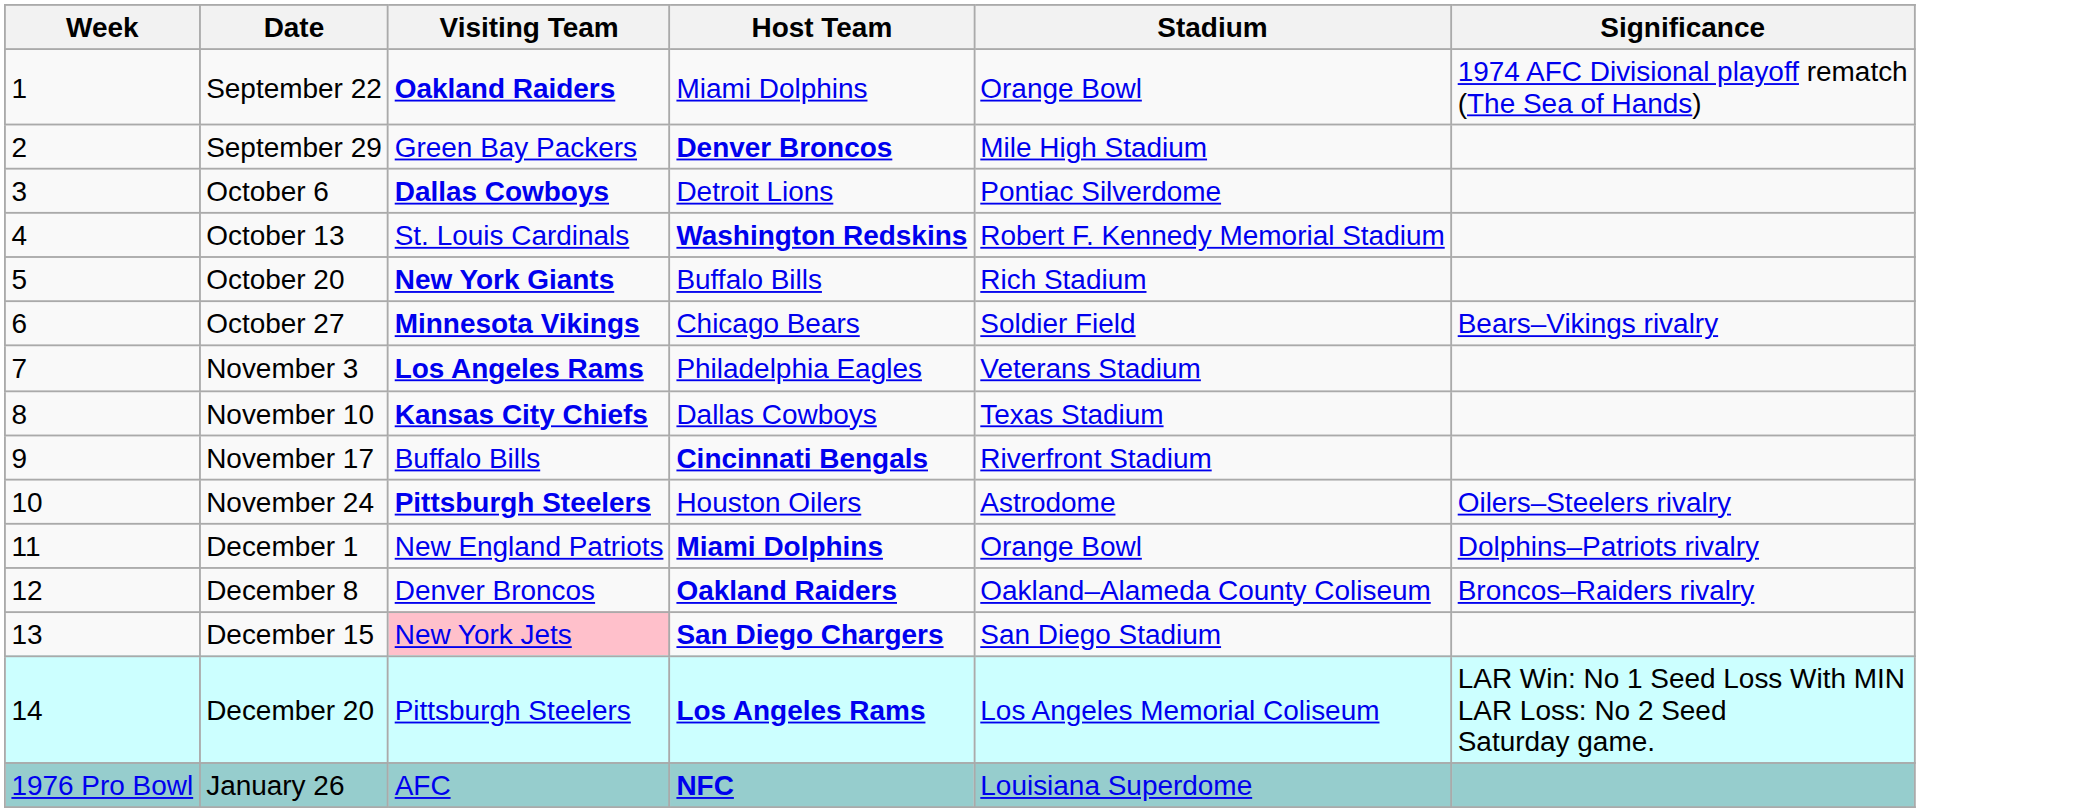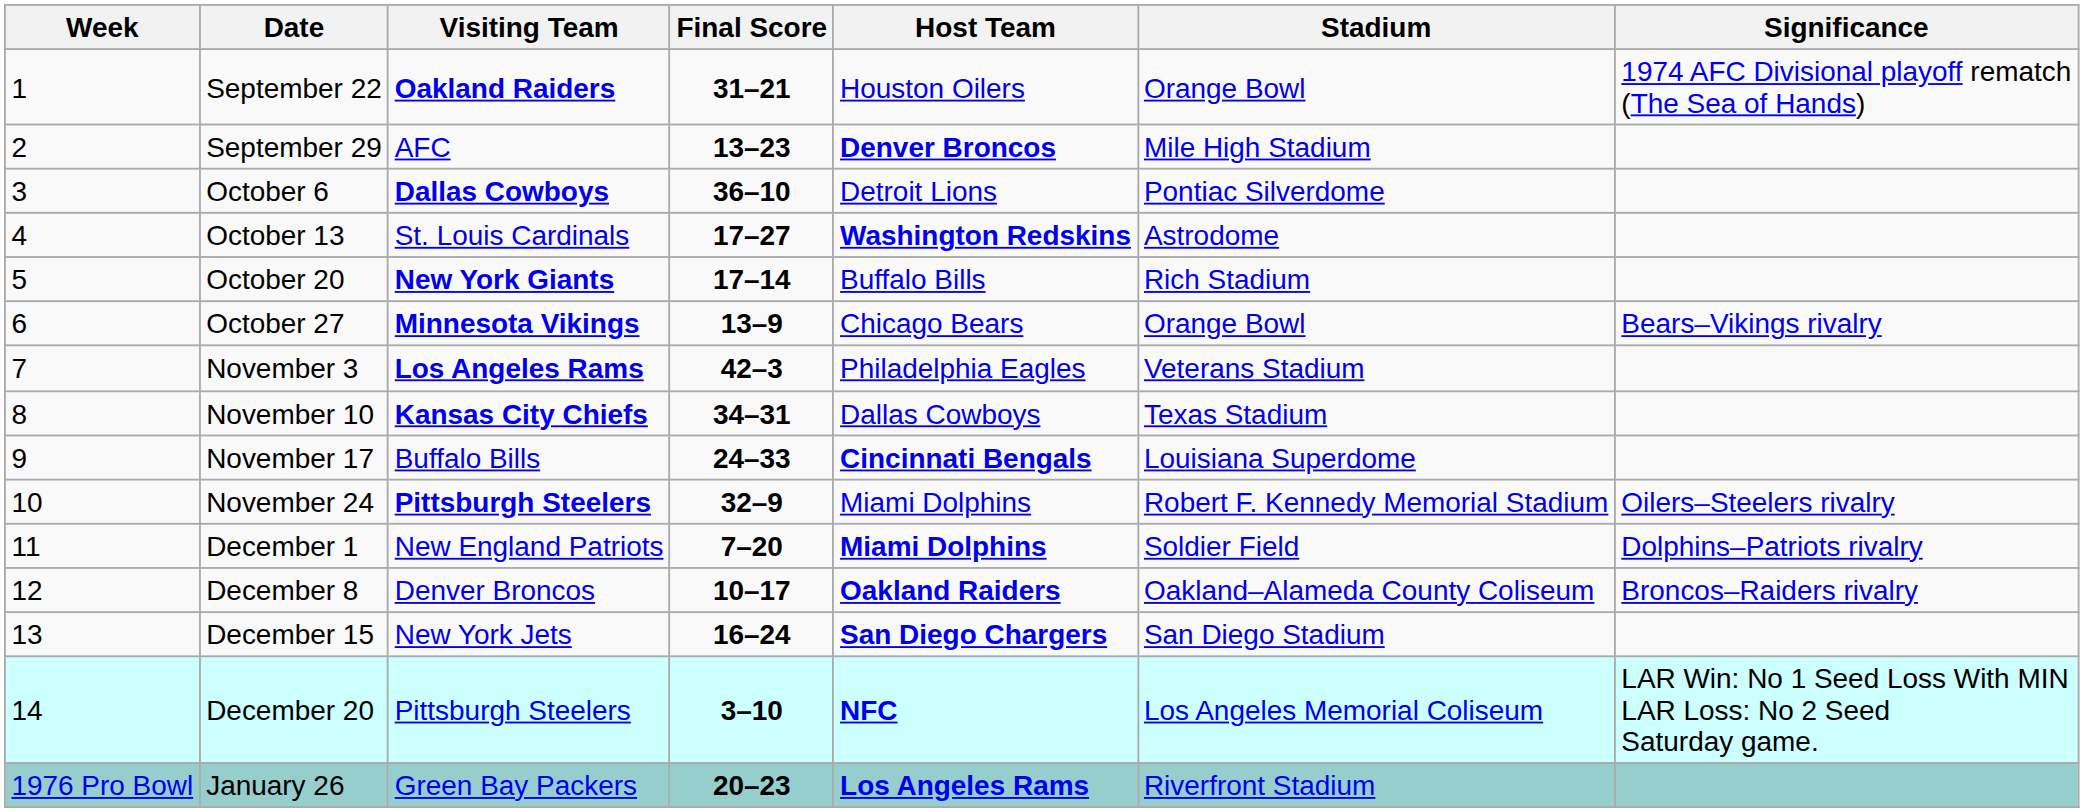+ column: (752, 27)
(772, 87) Miami Dolphins -> (932, 87) Houston Oilers
(516, 147) Green Bay Packers -> (423, 147) AFC
(1213, 236) Robert F. Kennedy Memorial Stadium -> (1212, 236) Astrodome
(1058, 324) Soldier Field -> (1225, 324) Orange Bowl
(1096, 457) Riverfront Stadium -> (1280, 457) Louisiana Superdome
(769, 501) Houston Oilers -> (936, 501) Miami Dolphins
(1048, 501) Astrodome -> (1376, 501) Robert F. Kennedy Memorial Stadium
(1061, 546) Orange Bowl -> (1222, 546) Soldier Field
(483, 634) pink background -> (483, 634) no background
(801, 710) Los Angeles Rams -> (869, 710) NFC
(423, 785) AFC -> (516, 785) Green Bay Packers
(705, 785) NFC -> (965, 785) Los Angeles Rams
(1116, 785) Louisiana Superdome -> (1260, 785) Riverfront Stadium
